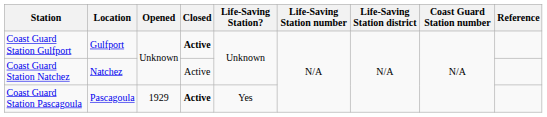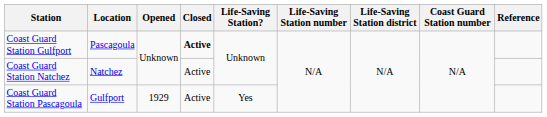(107, 44) Gulfport -> (112, 44) Pascagoula
(112, 98) Pascagoula -> (107, 98) Gulfport
(197, 98) bold -> (197, 98) normal
